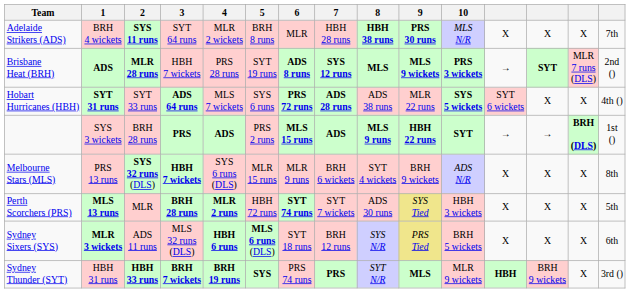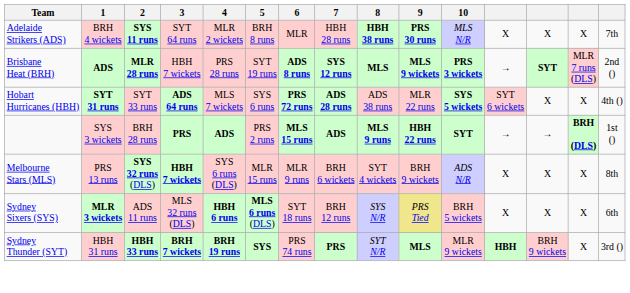- row: (39, 207)
